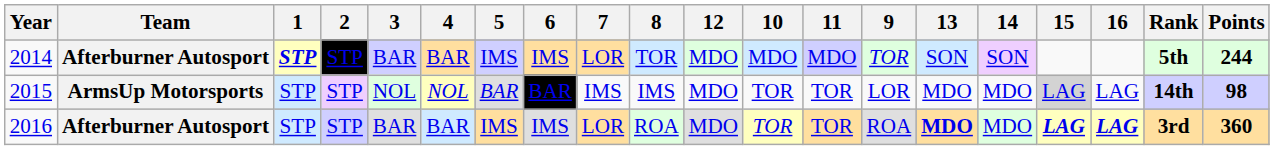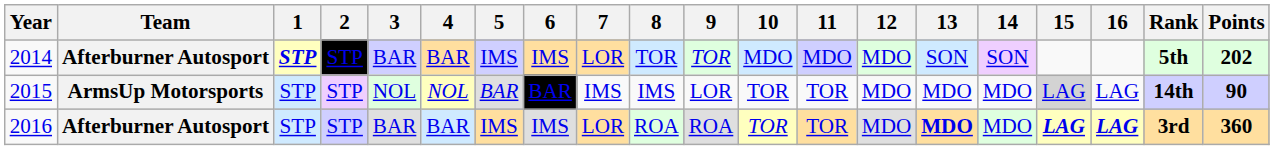columns swapped: (889, 22) <-> (713, 22)
(1236, 57) 244 -> (1236, 57) 202
(1236, 92) 98 -> (1236, 92) 90
